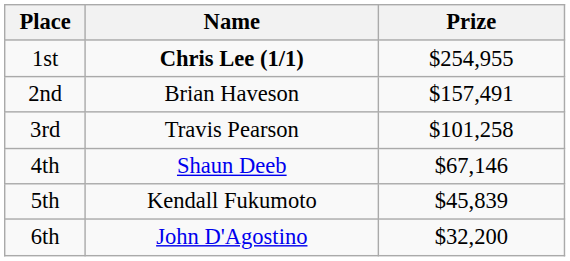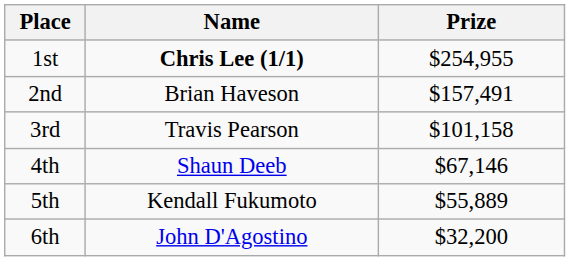(471, 129) $101,258 -> (471, 129) $101,158
(471, 201) $45,839 -> (471, 201) $55,889
